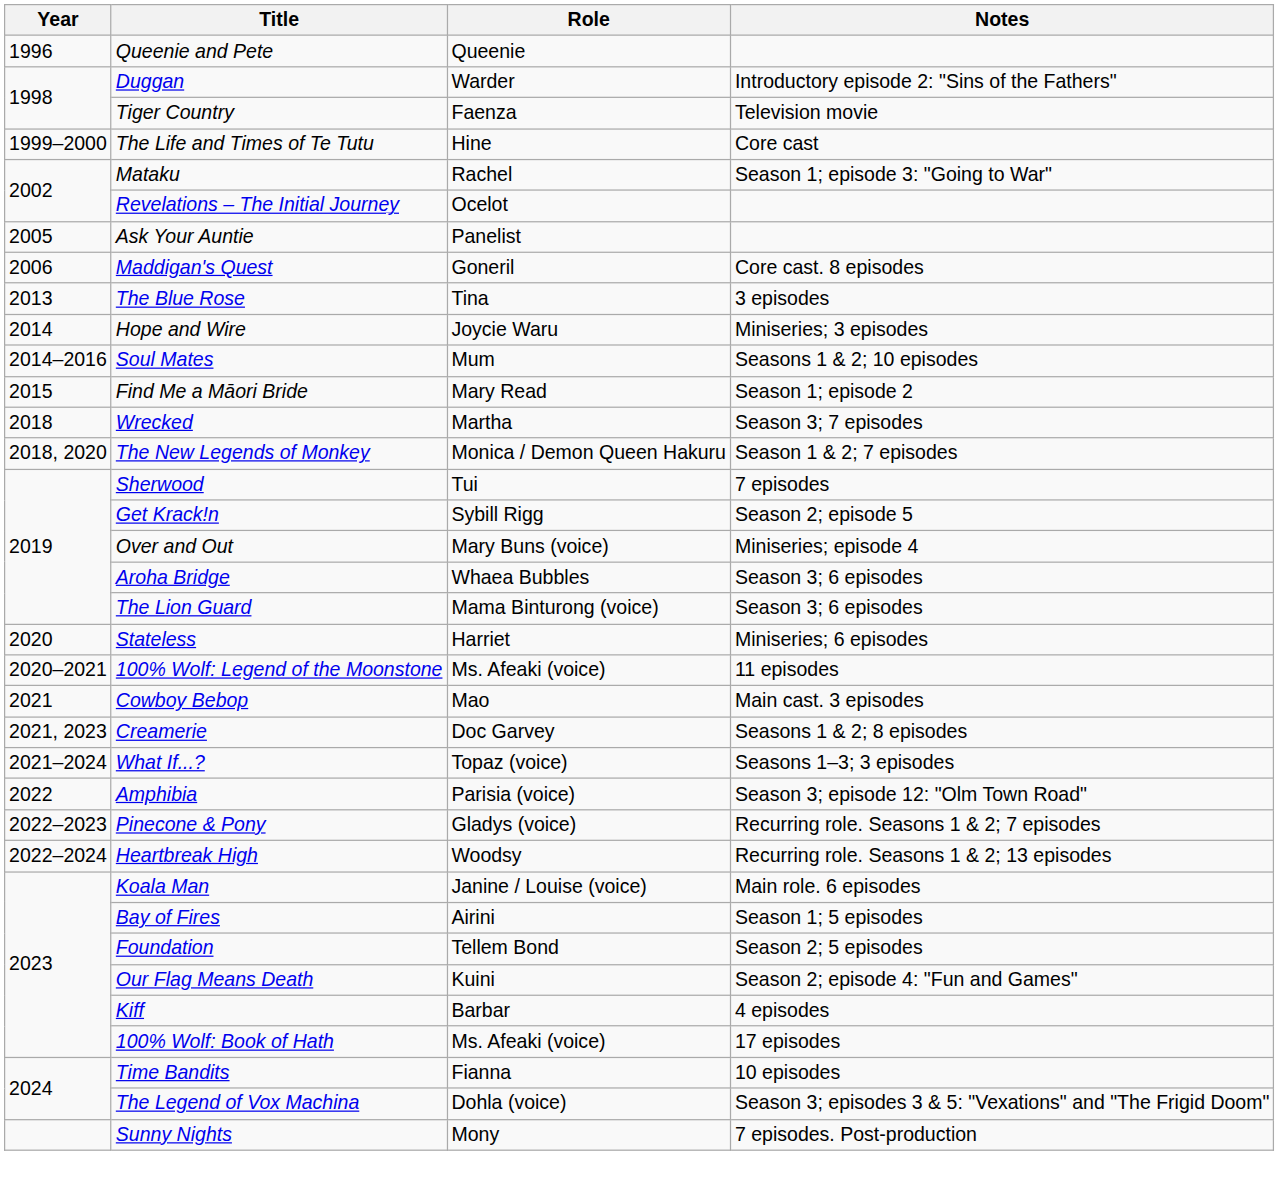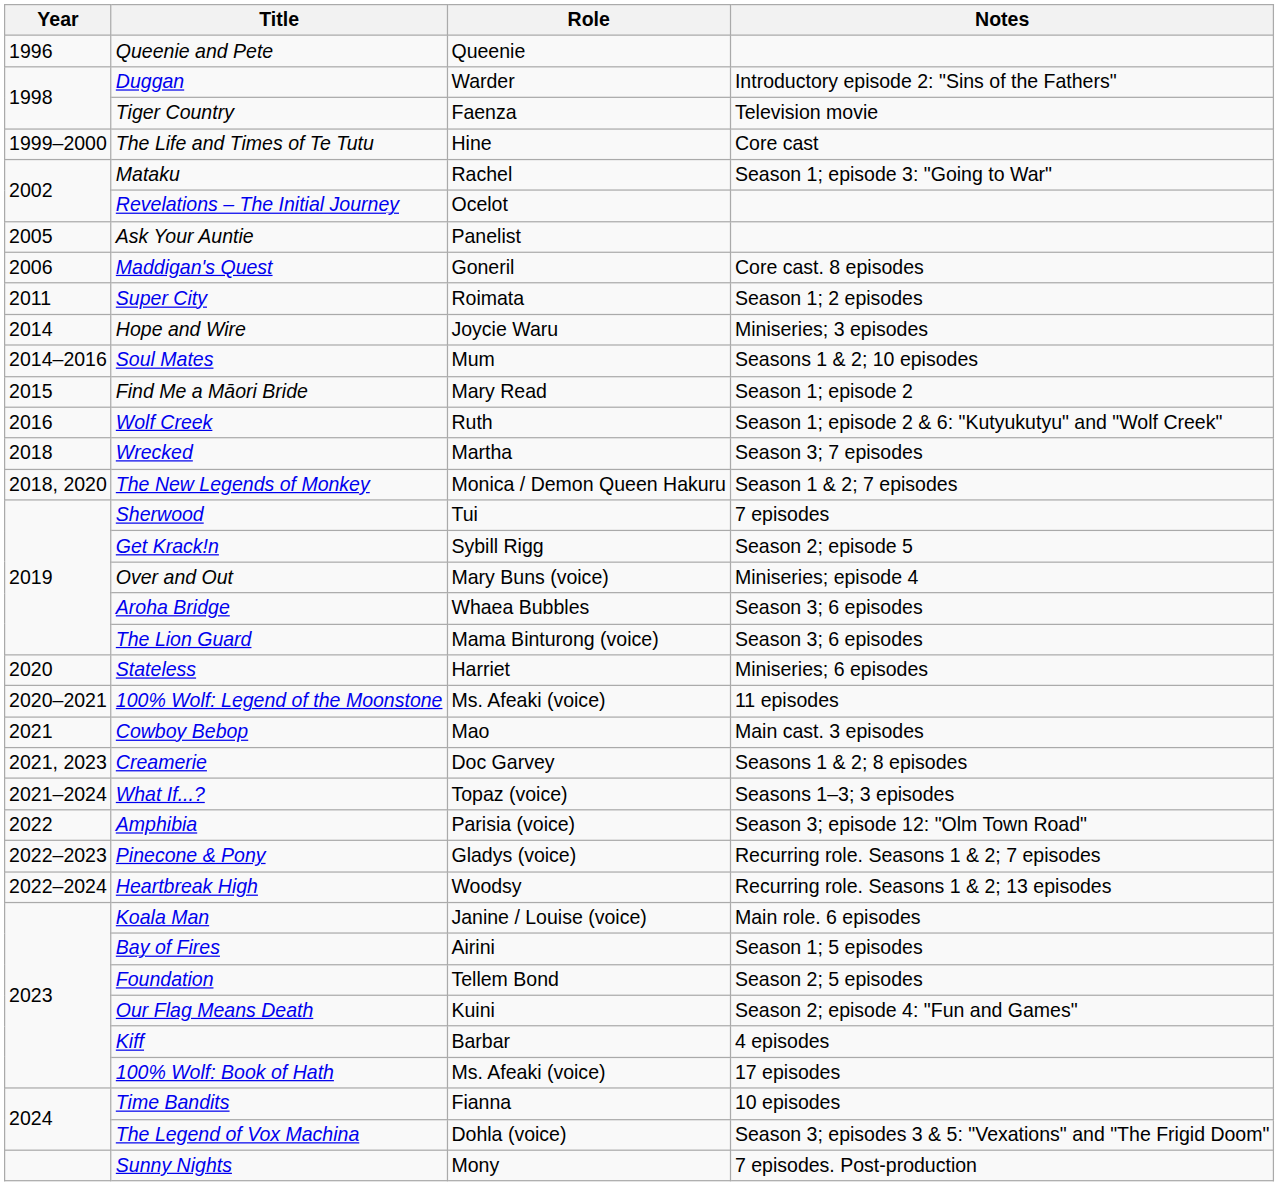+ row: (161, 298)
- row: (180, 298)
+ row: (164, 422)
